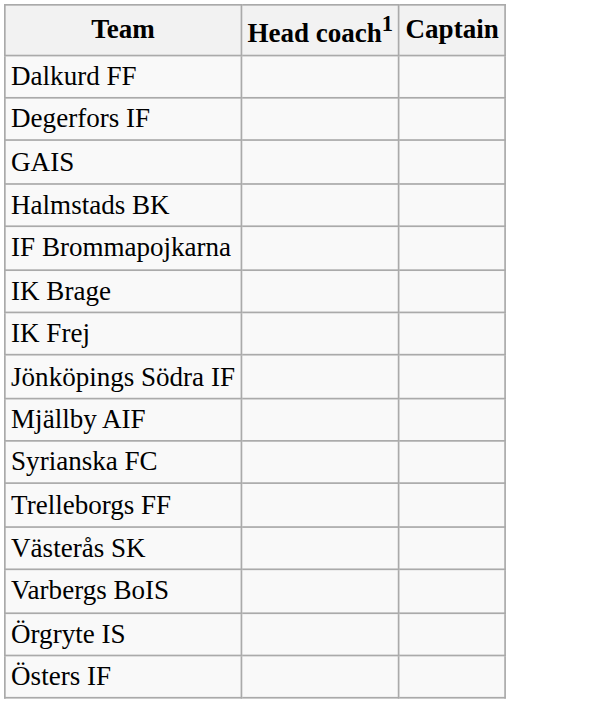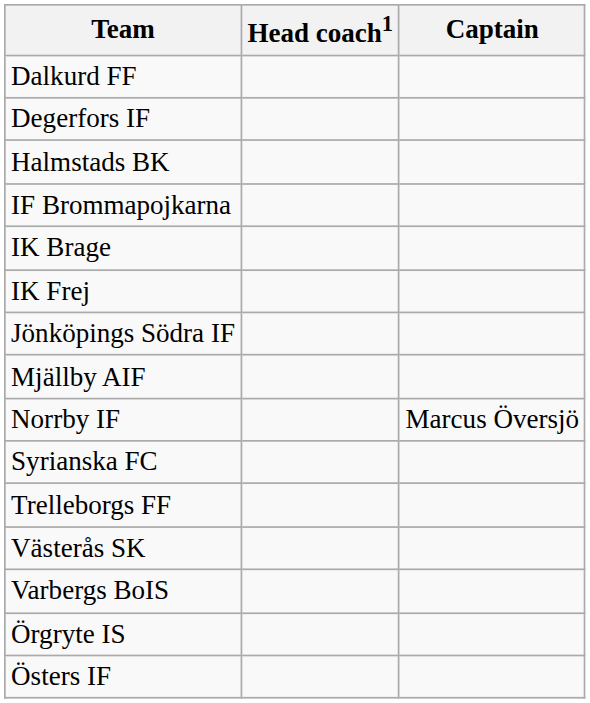- row: (43, 161)
+ row: (66, 419)
